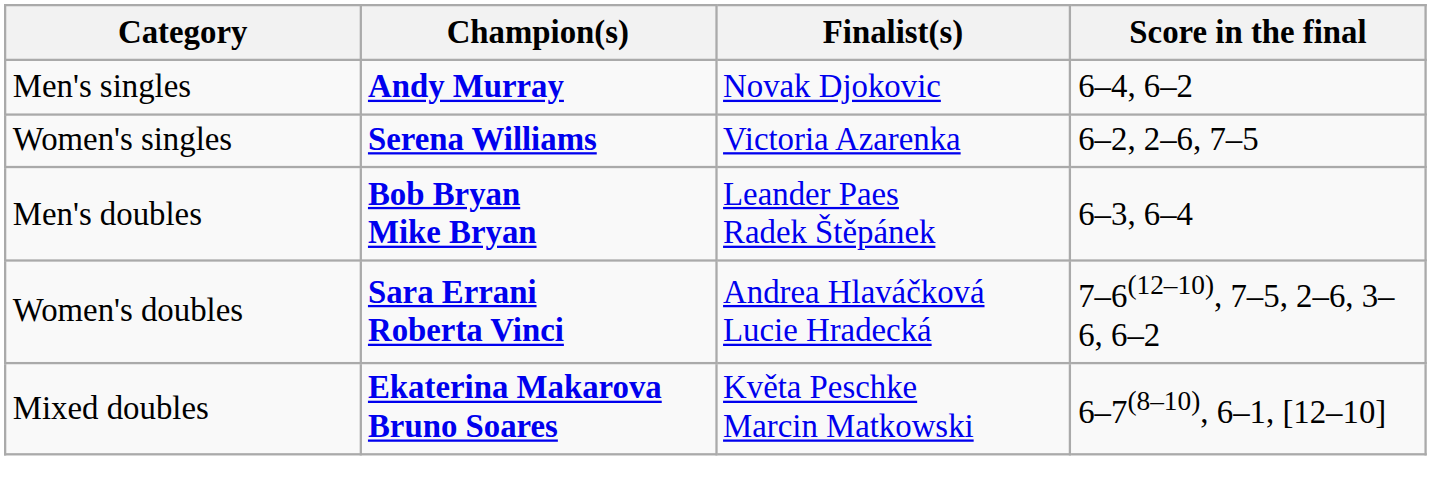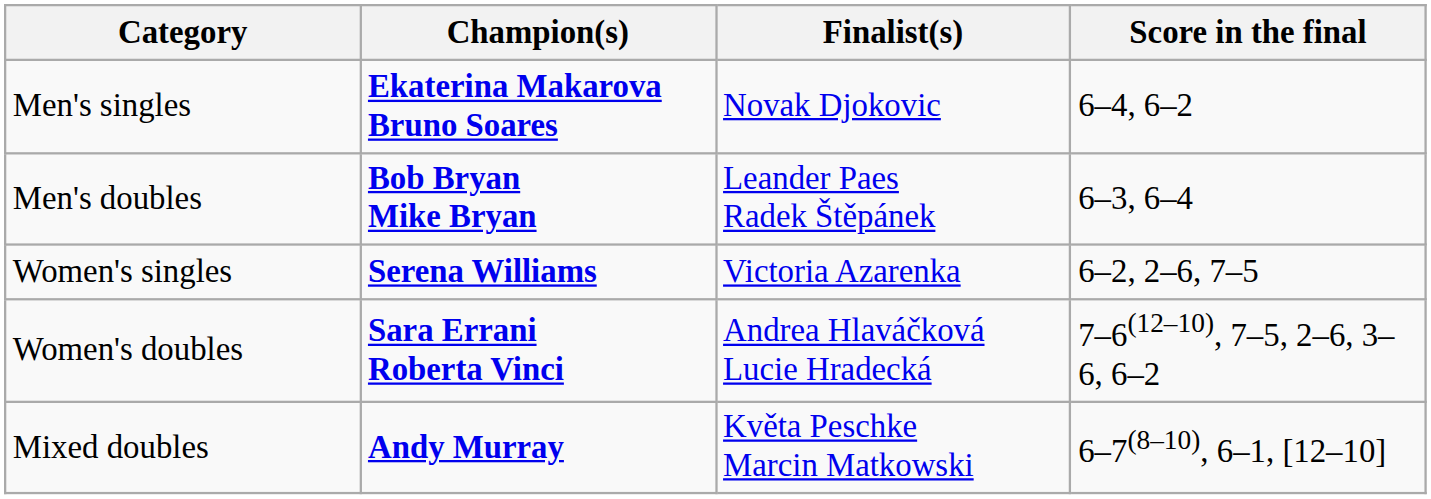(466, 86) Andy Murray -> (515, 105) Ekaterina Makarova Bruno Soares
rows swapped: (122, 140) <-> (107, 213)
(515, 408) Ekaterina Makarova Bruno Soares -> (466, 447) Andy Murray
